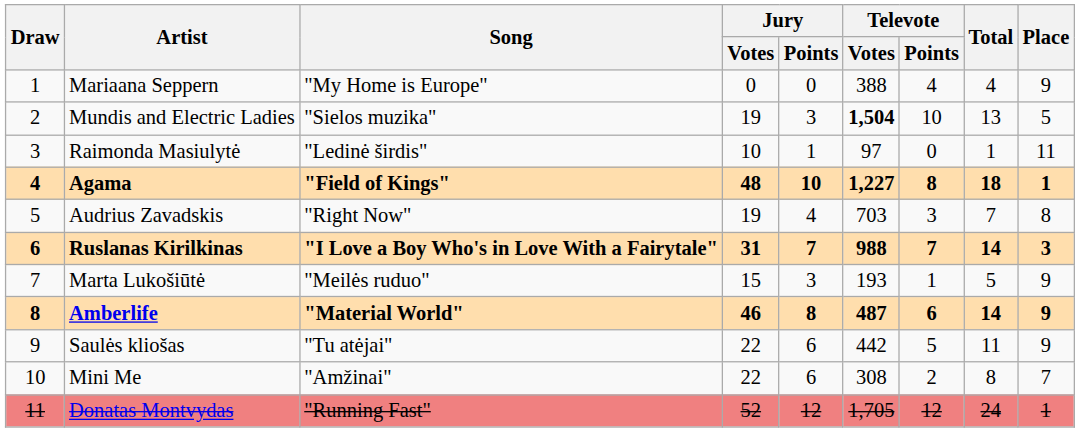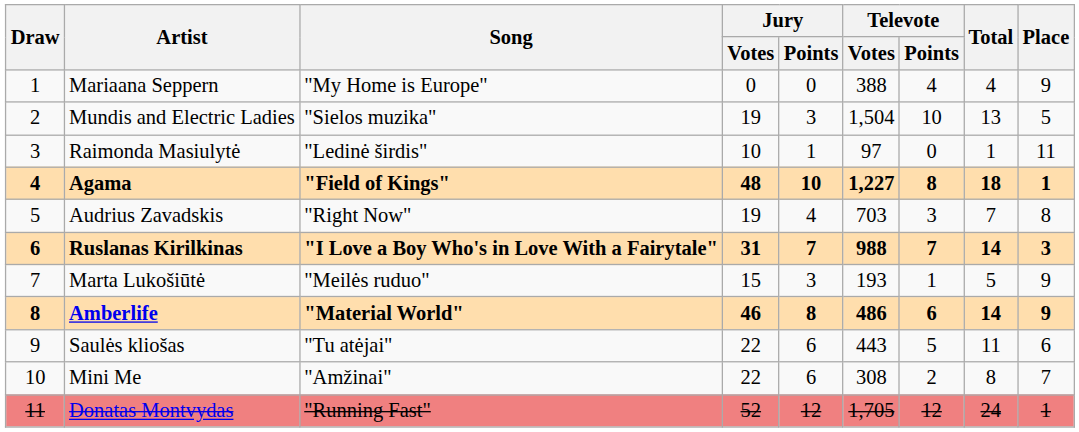(871, 118) bold -> (871, 118) normal
(871, 313) 487 -> (871, 313) 486
(871, 345) 442 -> (871, 345) 443
(1046, 345) 9 -> (1046, 345) 6
